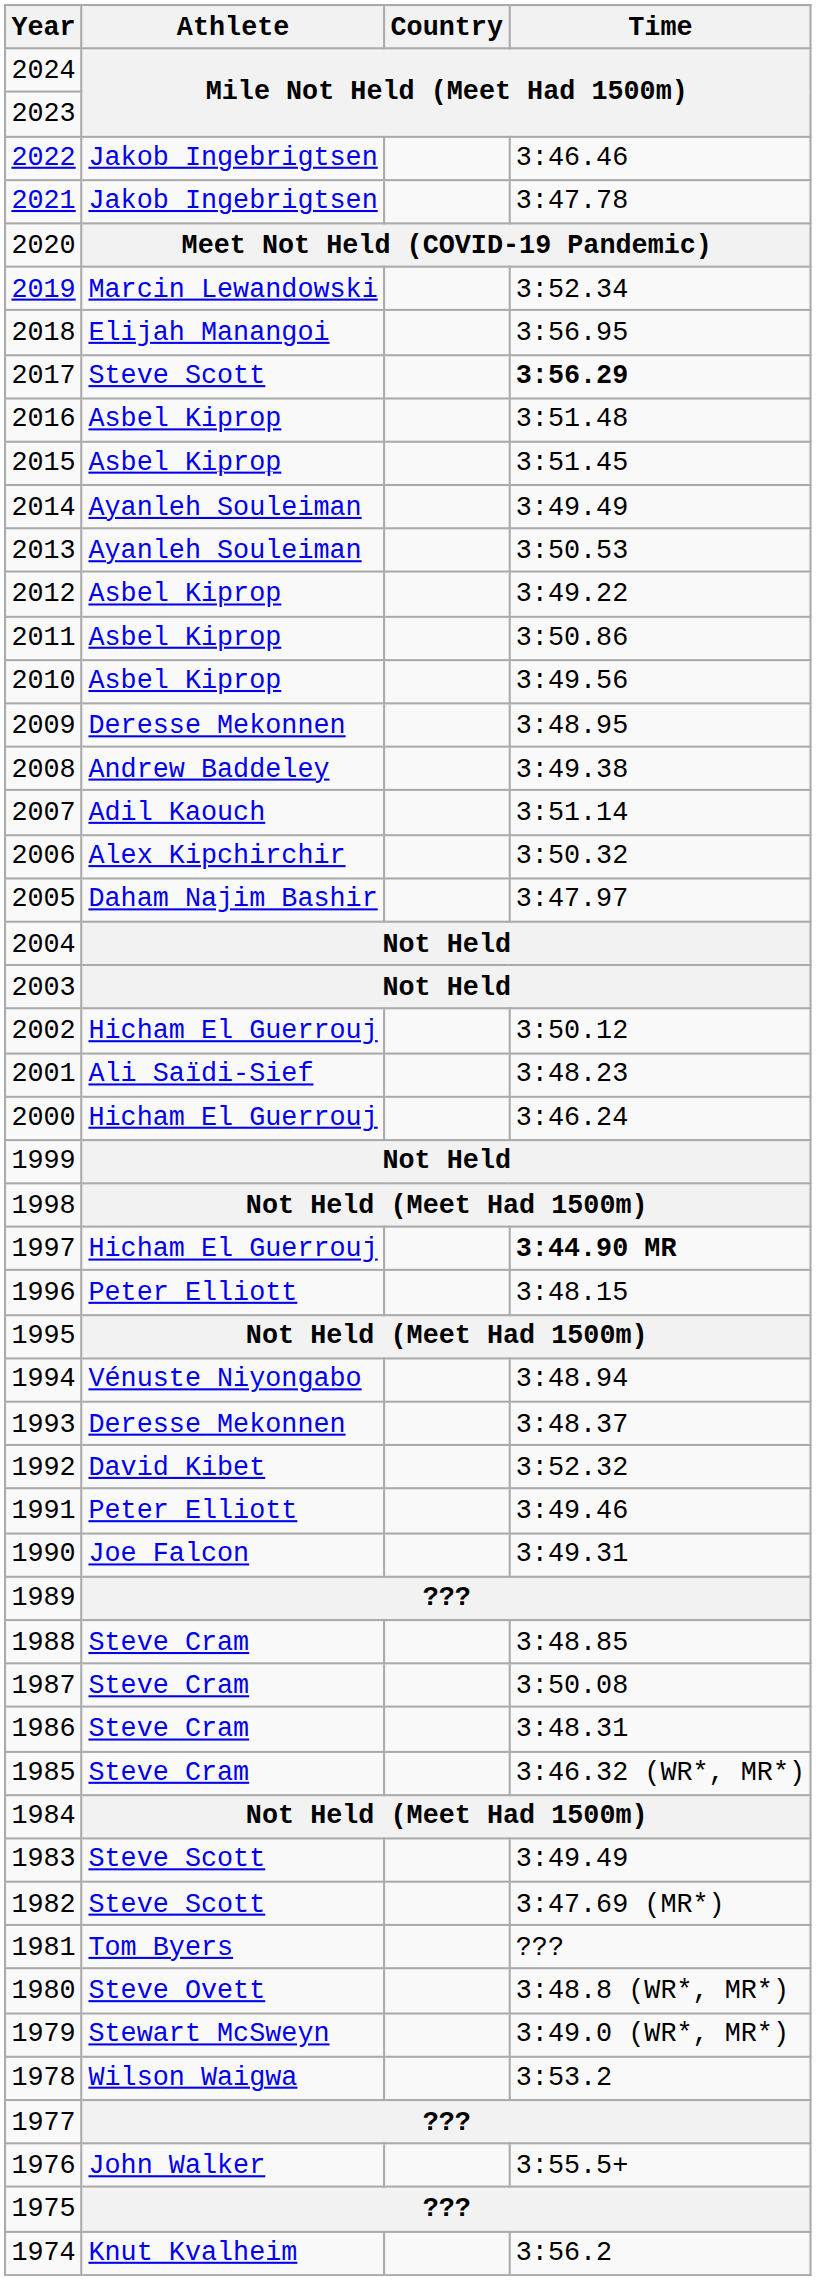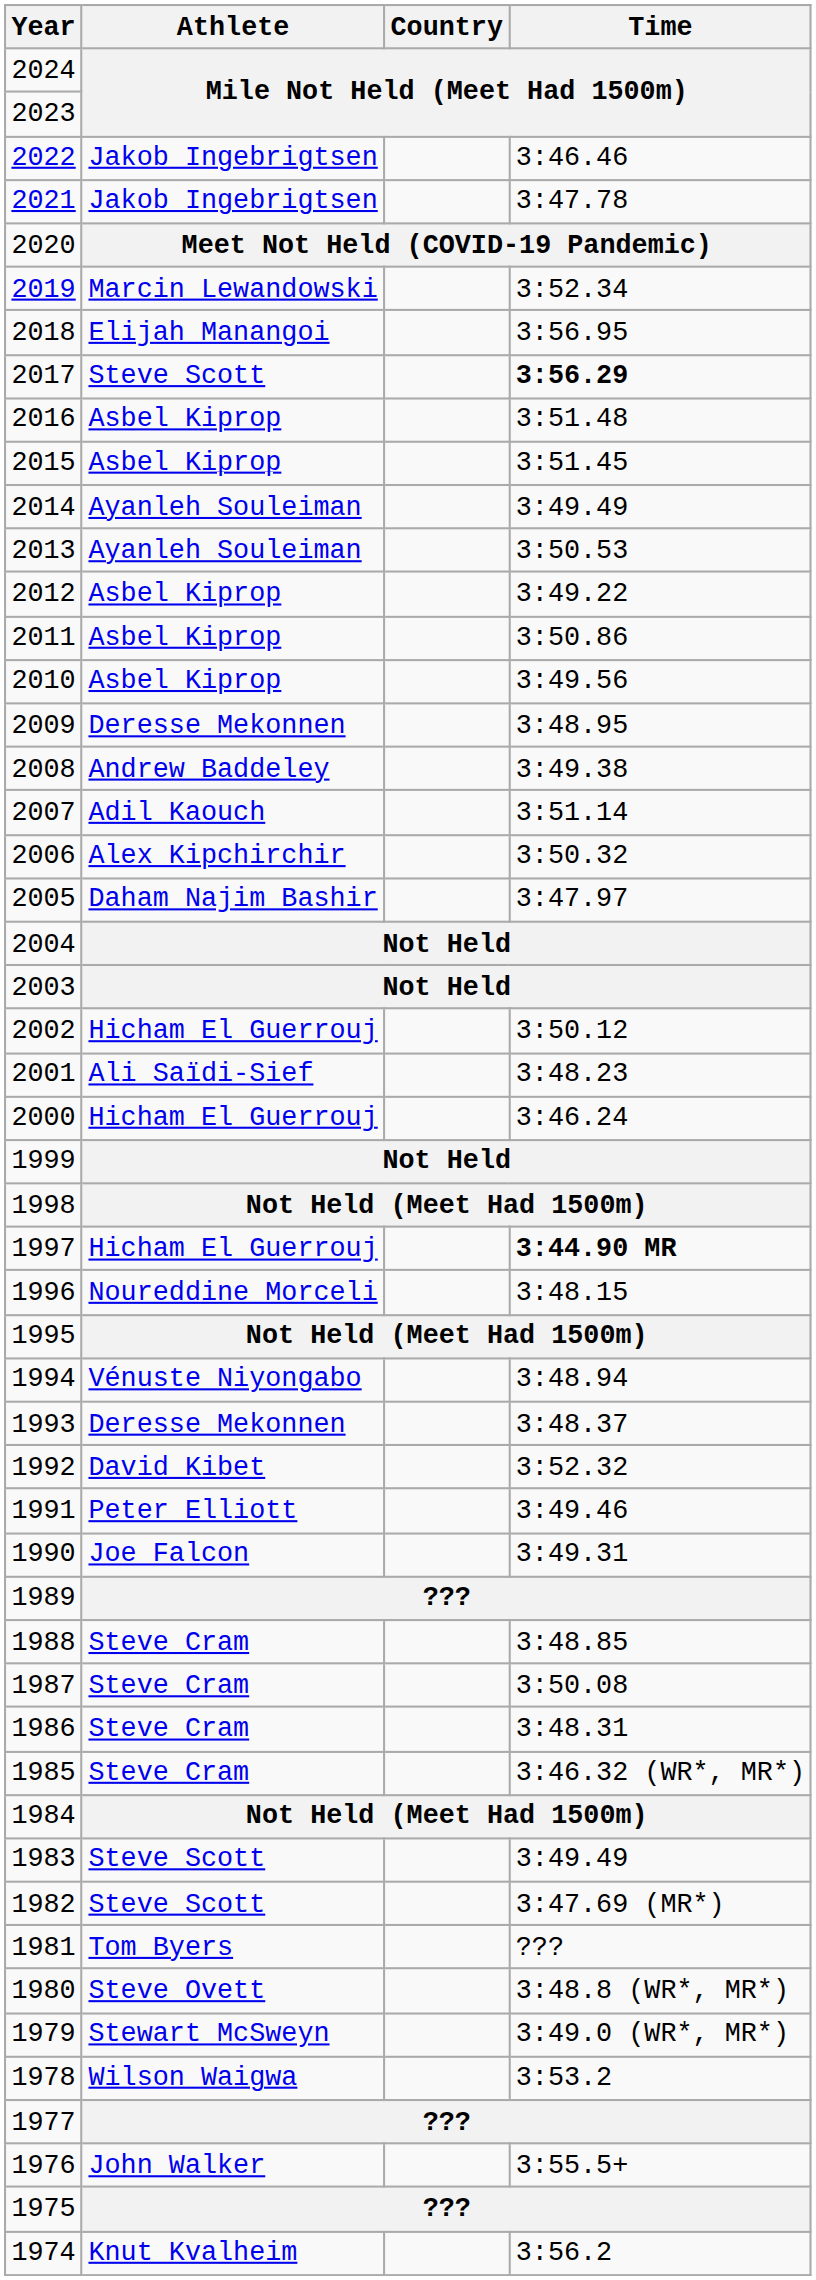(193, 1293) Peter Elliott -> (233, 1293) Noureddine Morceli
